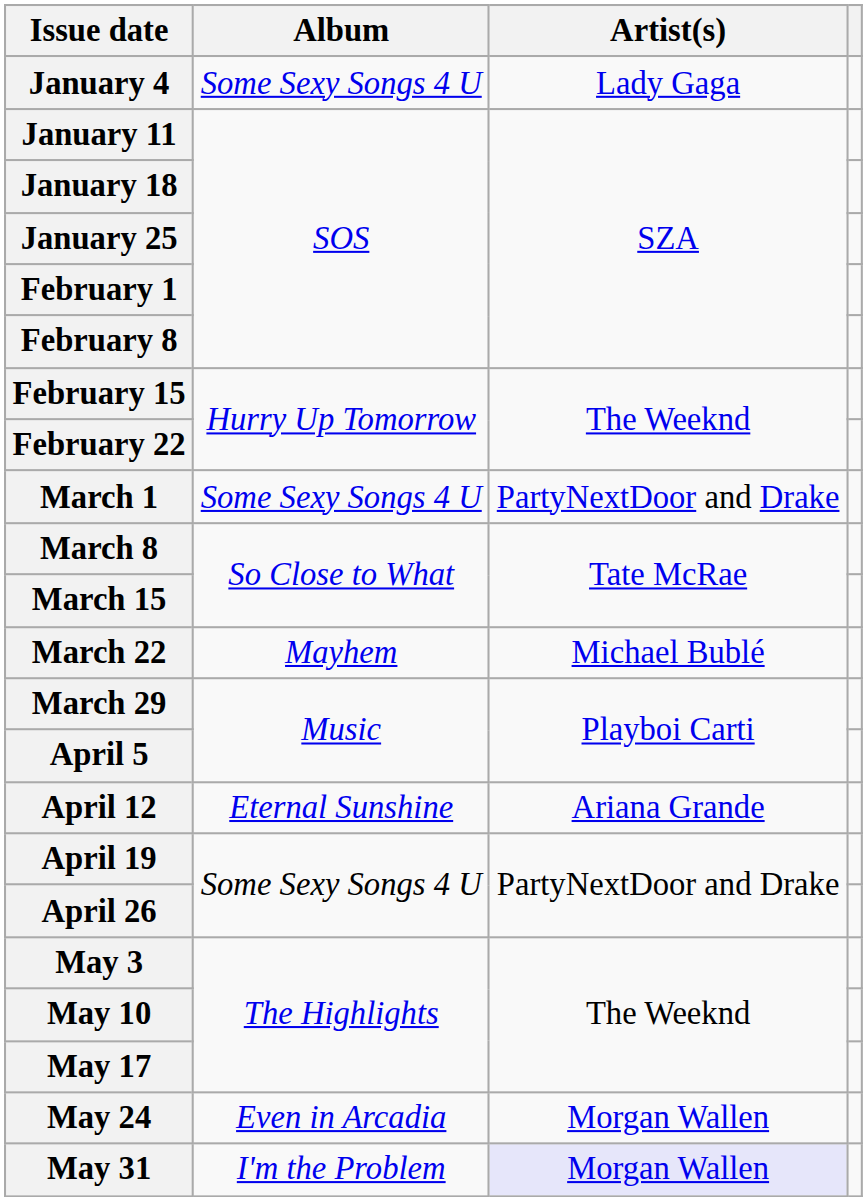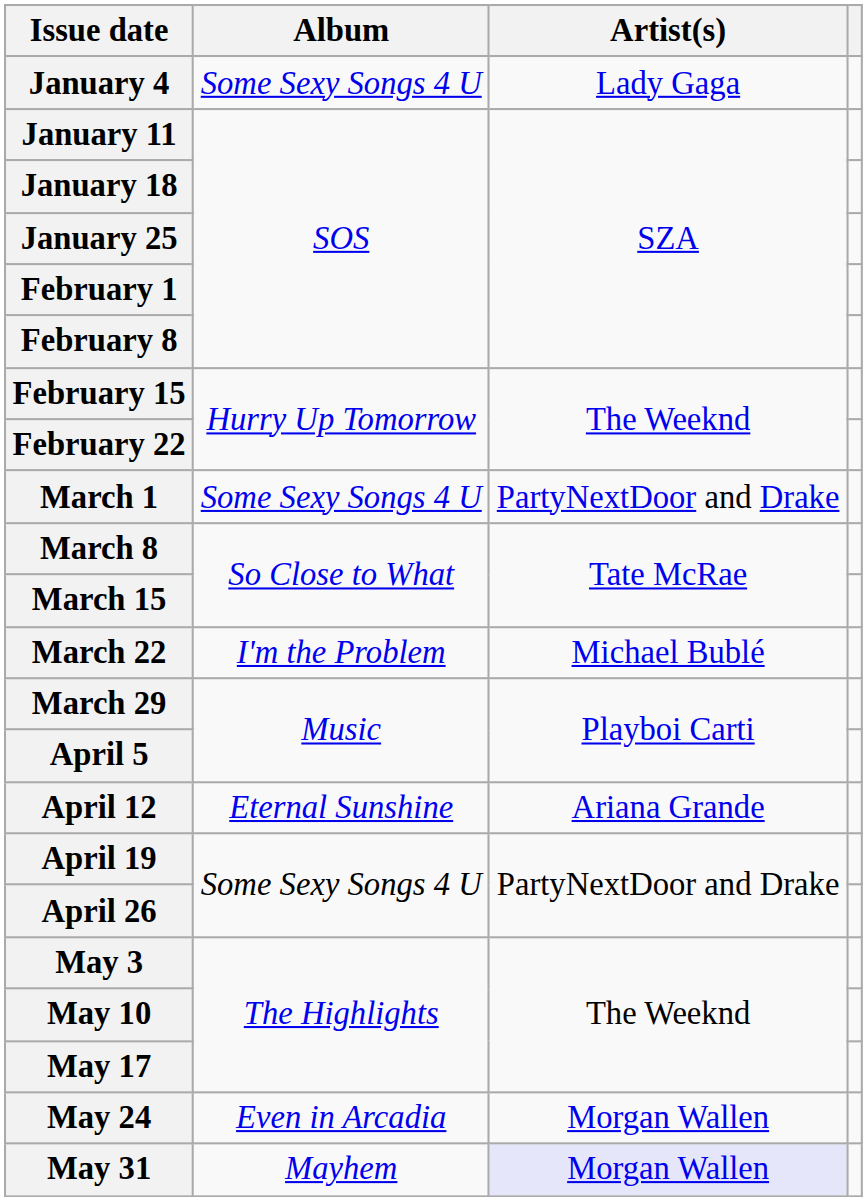(341, 651) Mayhem -> (341, 651) I'm the Problem
(341, 1169) I'm the Problem -> (341, 1169) Mayhem
